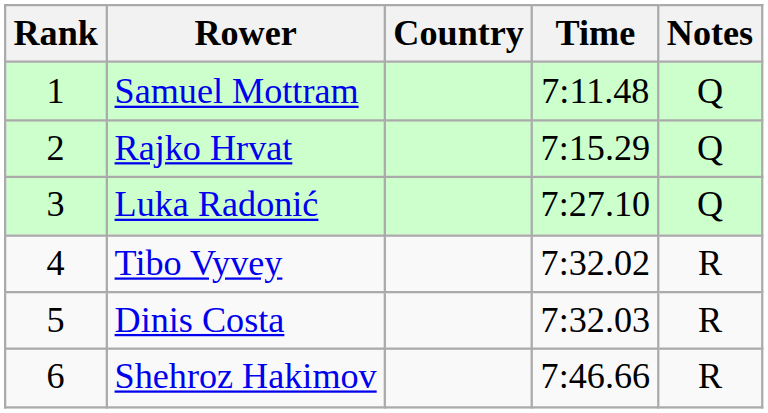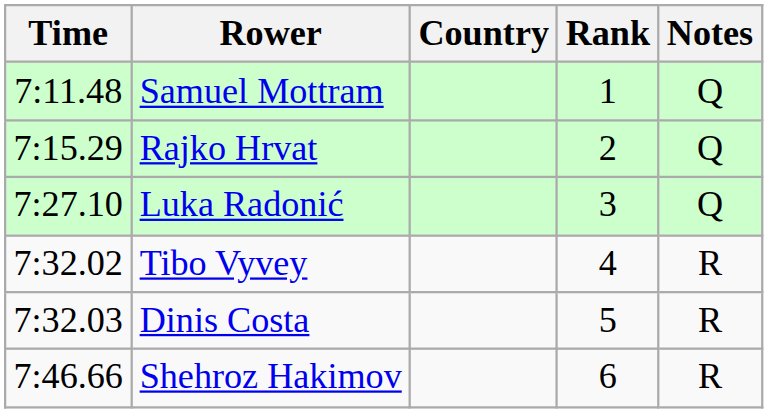columns swapped: (56, 33) <-> (595, 33)
